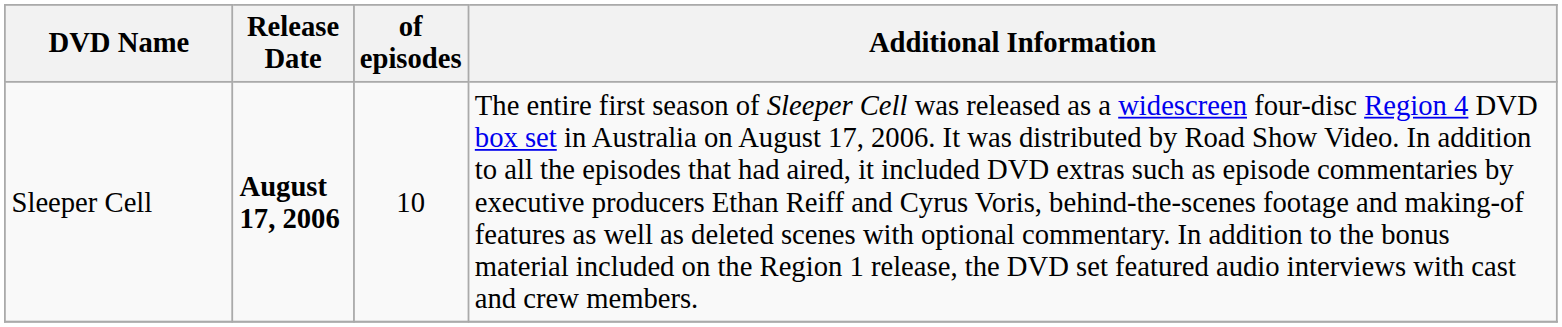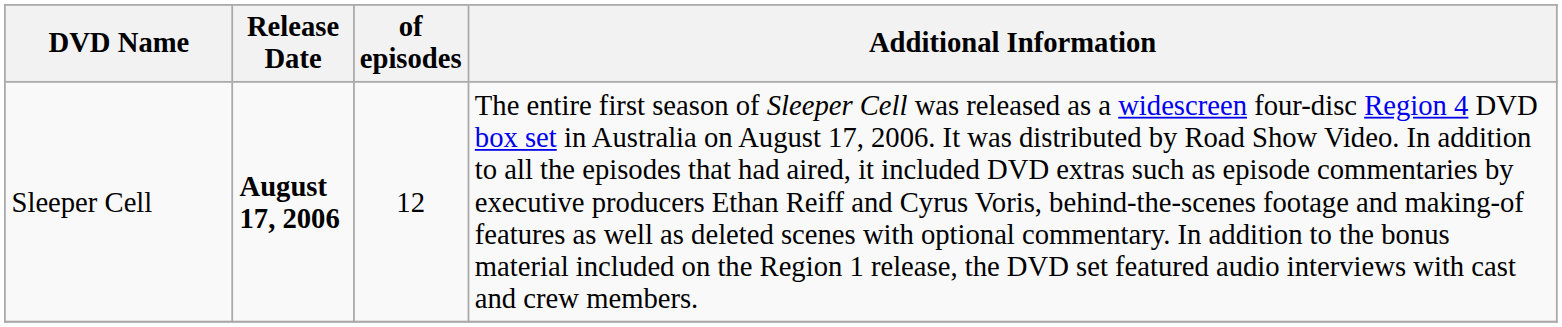(411, 201) 10 -> (411, 201) 12
